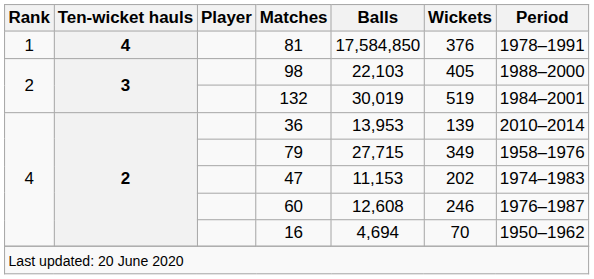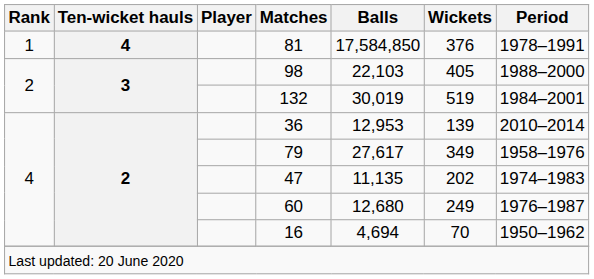(378, 125) 13,953 -> (378, 125) 12,953
(378, 152) 27,715 -> (378, 152) 27,617
(378, 179) 11,153 -> (378, 179) 11,135
(378, 206) 12,608 -> (378, 206) 12,680
(460, 206) 246 -> (460, 206) 249
